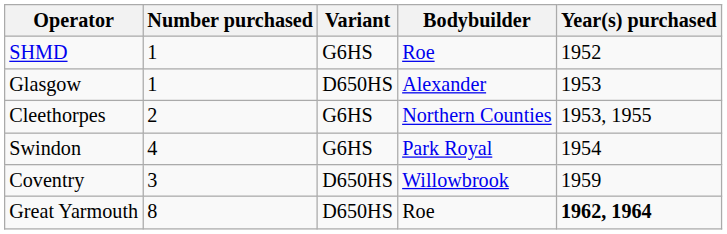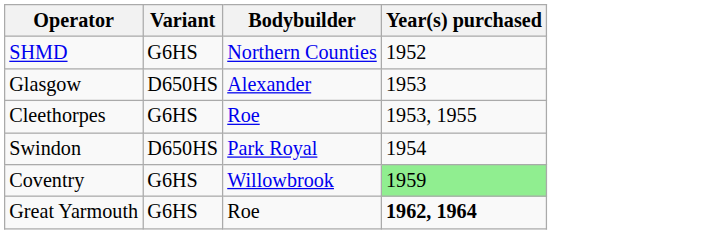- column: (230, 20)
(418, 52) Roe -> (302, 52) Northern Counties
(477, 116) Northern Counties -> (243, 116) Roe
(347, 148) G6HS -> (183, 148) D650HS
(358, 180) D650HS -> (173, 180) G6HS
(581, 180) no background -> (406, 180) lightgreen background
(358, 212) D650HS -> (173, 212) G6HS
